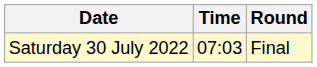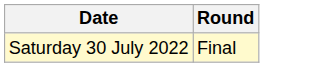- column: (220, 18)
